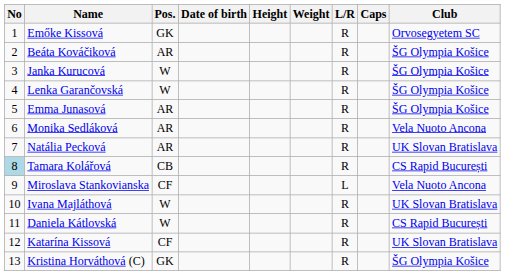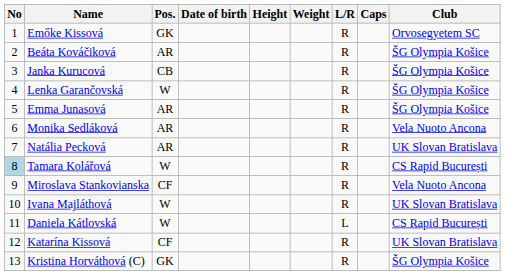(165, 71) W -> (165, 71) CB
(165, 166) CB -> (165, 166) W
(345, 185) L -> (345, 185) R
(345, 223) R -> (345, 223) L
